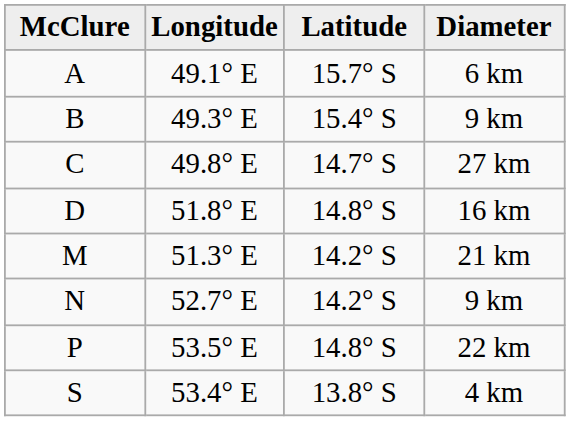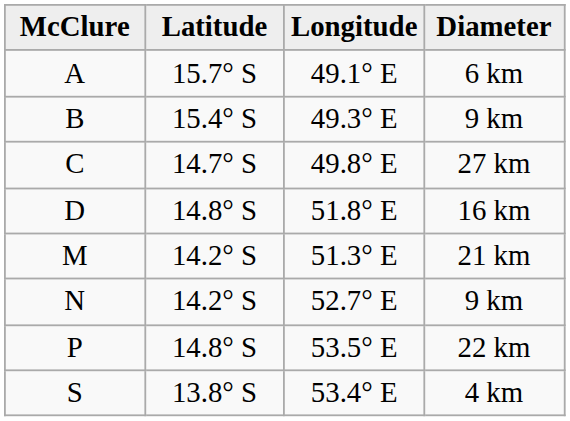columns swapped: (354, 27) <-> (214, 27)
